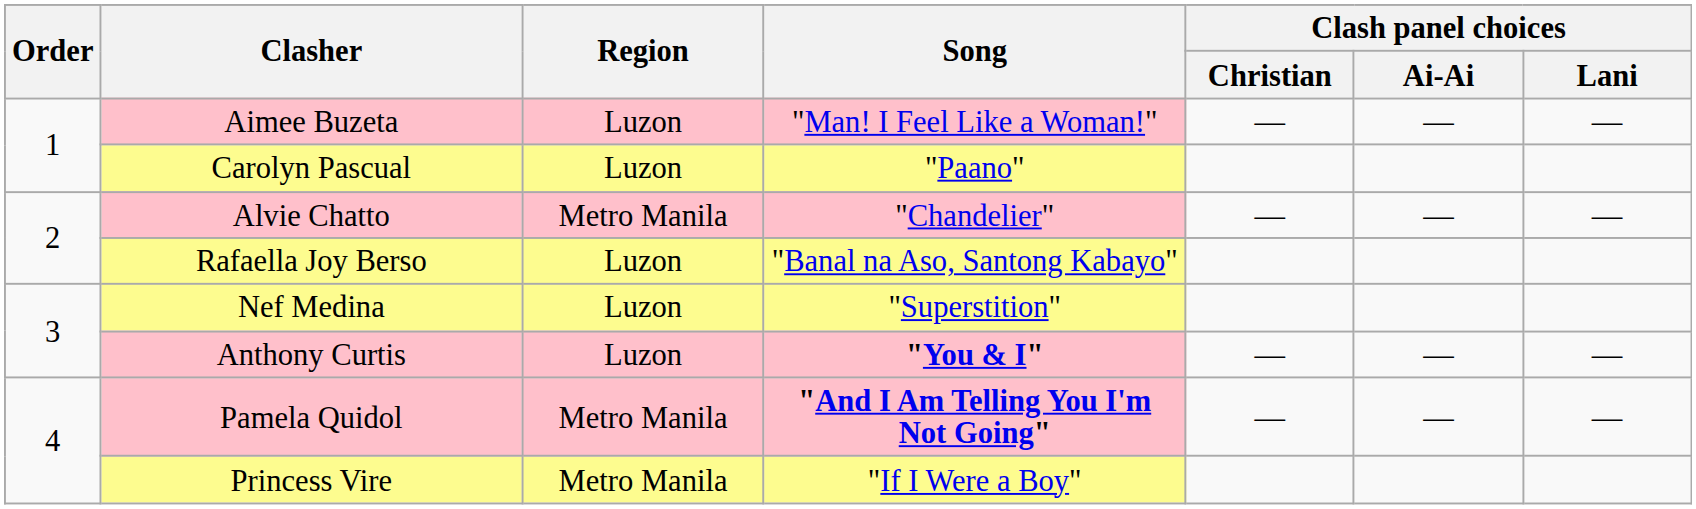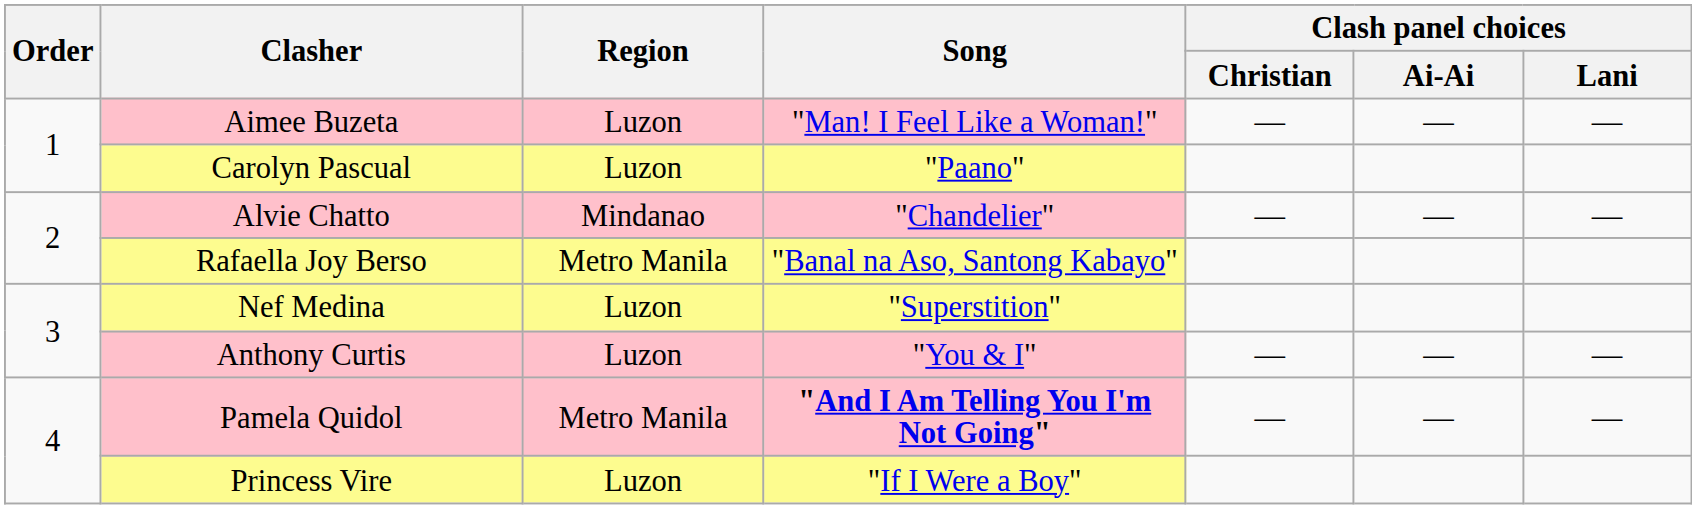(643, 214) Metro Manila -> (643, 214) Mindanao
(643, 261) Luzon -> (643, 261) Metro Manila
(975, 354) bold -> (975, 354) normal
(643, 480) Metro Manila -> (643, 480) Luzon
